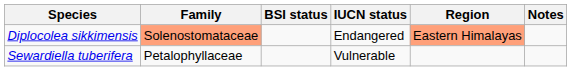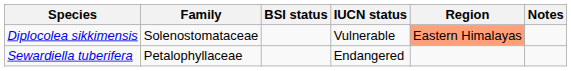(201, 35) lightsalmon background -> (201, 35) no background
(369, 35) Endangered -> (364, 35) Vulnerable
(364, 55) Vulnerable -> (369, 55) Endangered
